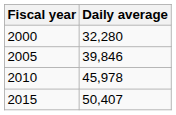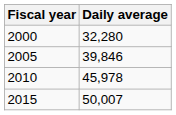(103, 99) 50,407 -> (103, 99) 50,007
